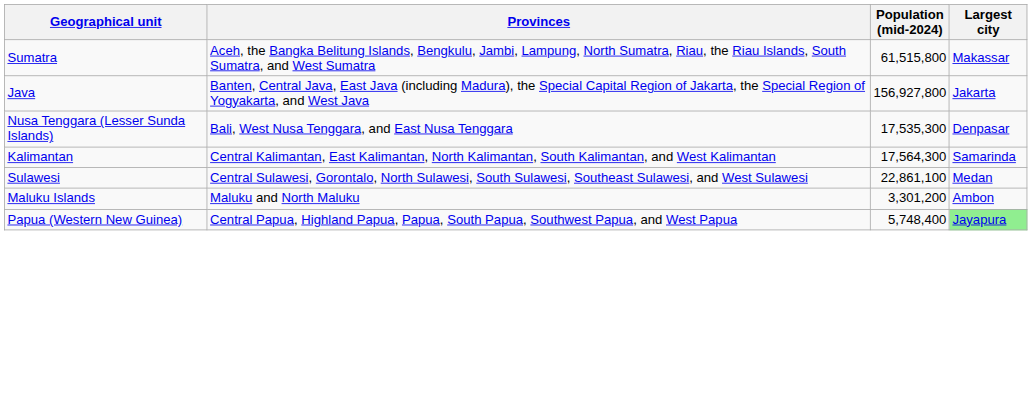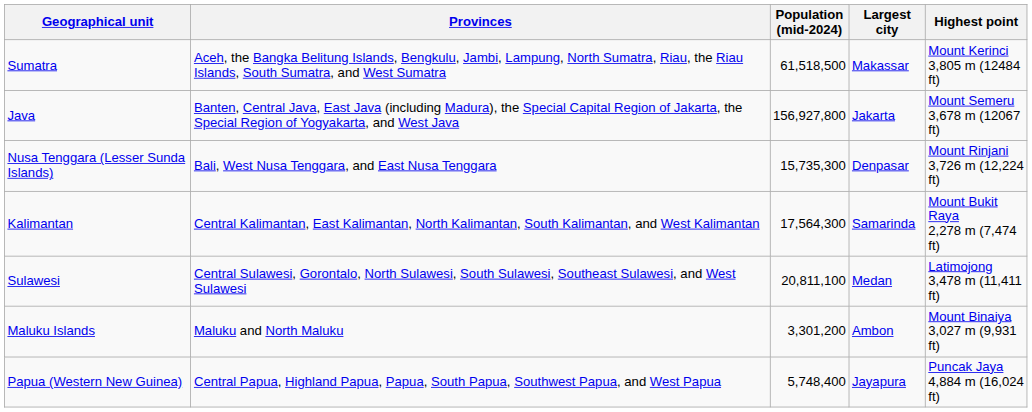+ column: (976, 22)
(914, 57) 61,515,800 -> (813, 65) 61,518,500
(914, 128) 17,535,300 -> (813, 165) 15,735,300
(914, 177) 22,861,100 -> (814, 281) 20,811,100
(979, 219) lightgreen background -> (879, 381) no background
